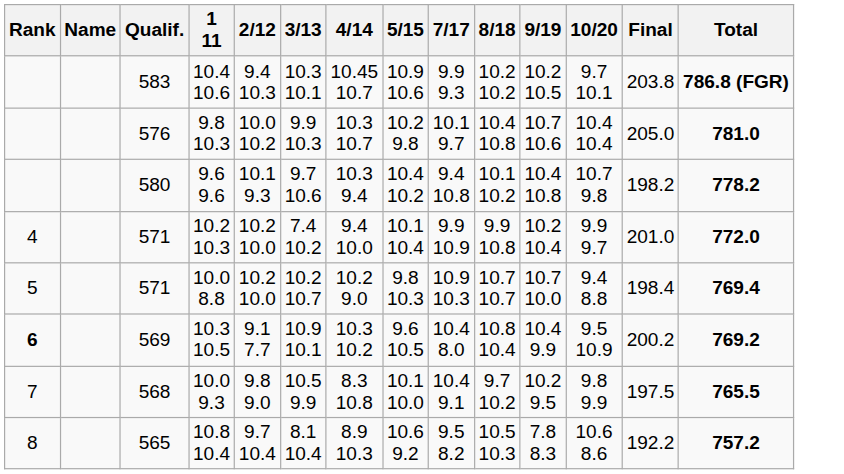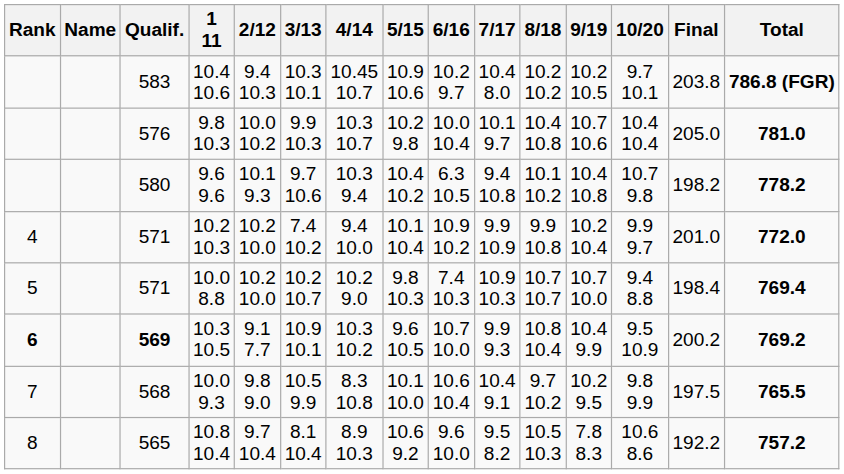+ column: (451, 30)
(451, 81) 9.9 9.3 -> (497, 81) 10.4 8.0
(155, 340) normal -> (155, 340) bold
(451, 340) 10.4 8.0 -> (497, 340) 9.9 9.3
